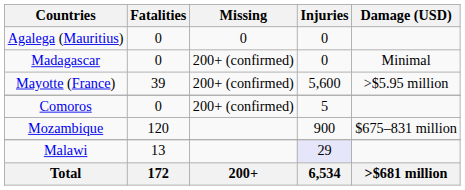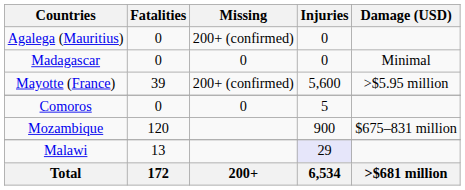(243, 38) 0 -> (243, 38) 200+ (confirmed)
(243, 60) 200+ (confirmed) -> (243, 60) 0
(243, 106) 200+ (confirmed) -> (243, 106) 0
